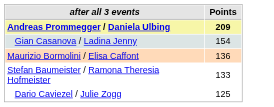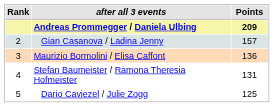+ column: (18, 12)
(223, 41) 154 -> (249, 41) 157
(223, 75) 133 -> (249, 75) 131
